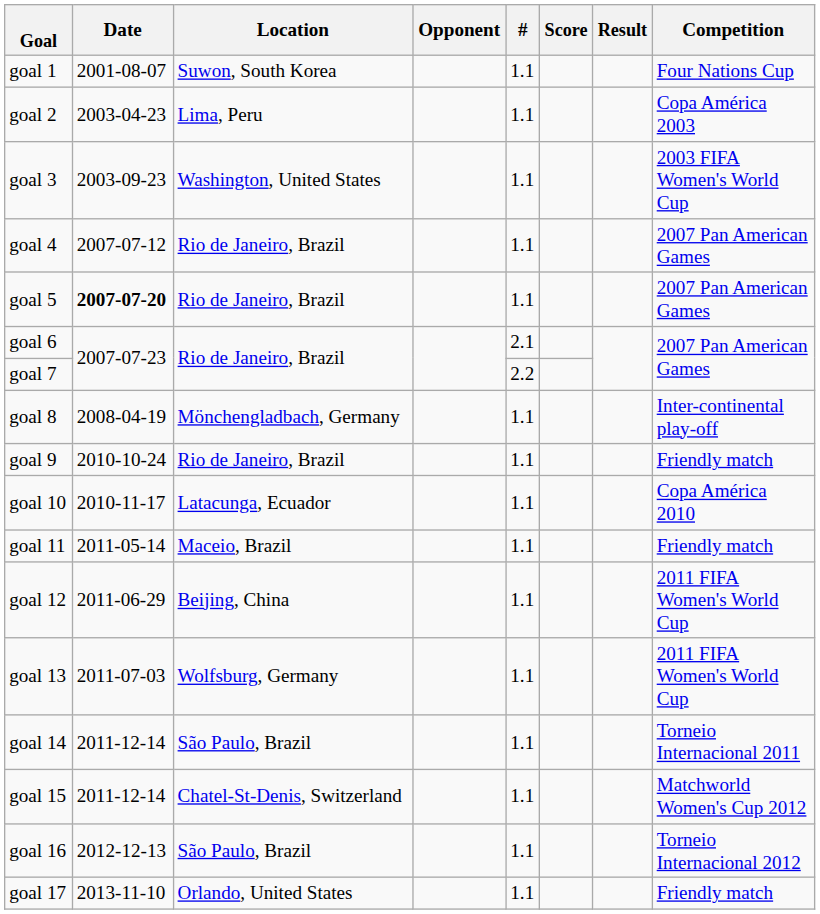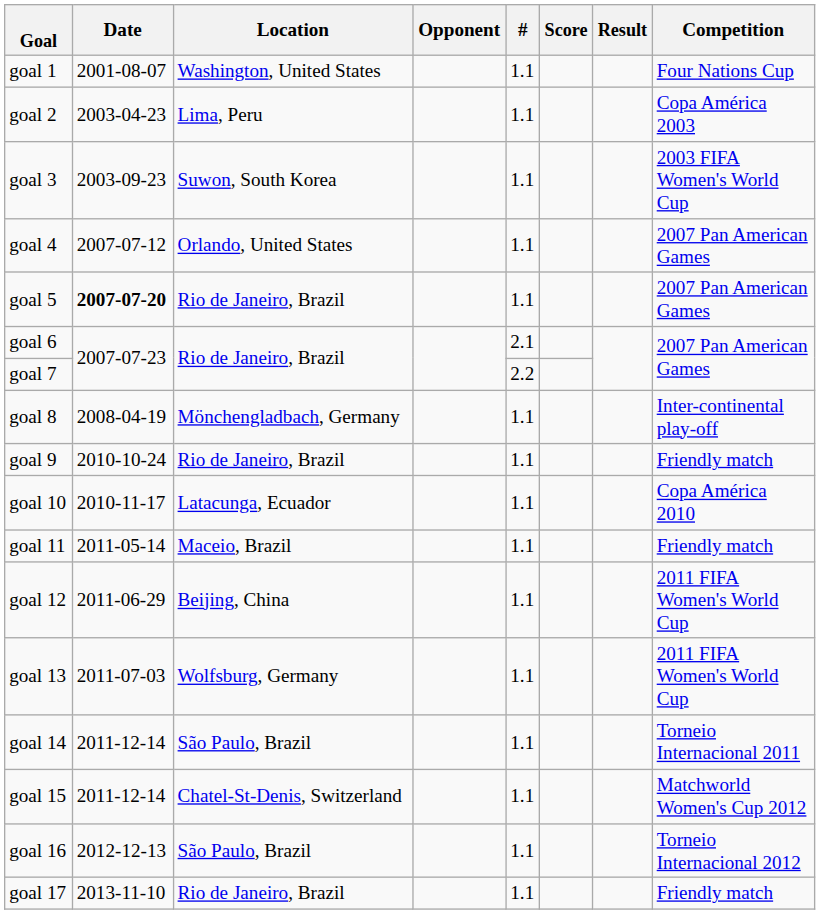(257, 71) Suwon, South Korea -> (279, 71) Washington, United States
(279, 180) Washington, United States -> (257, 180) Suwon, South Korea
(261, 245) Rio de Janeiro, Brazil -> (265, 245) Orlando, United States
(265, 893) Orlando, United States -> (261, 893) Rio de Janeiro, Brazil
